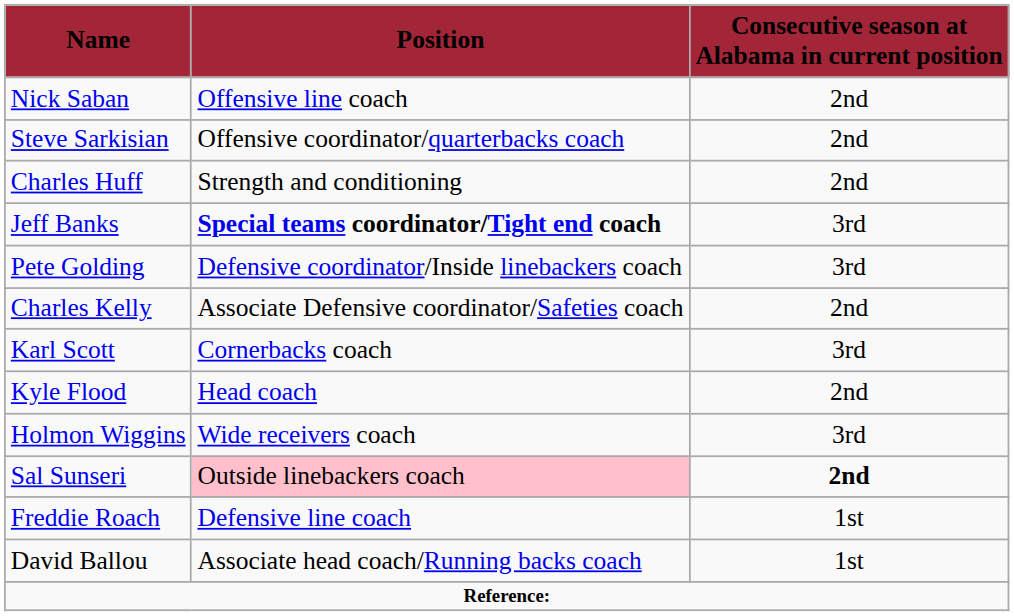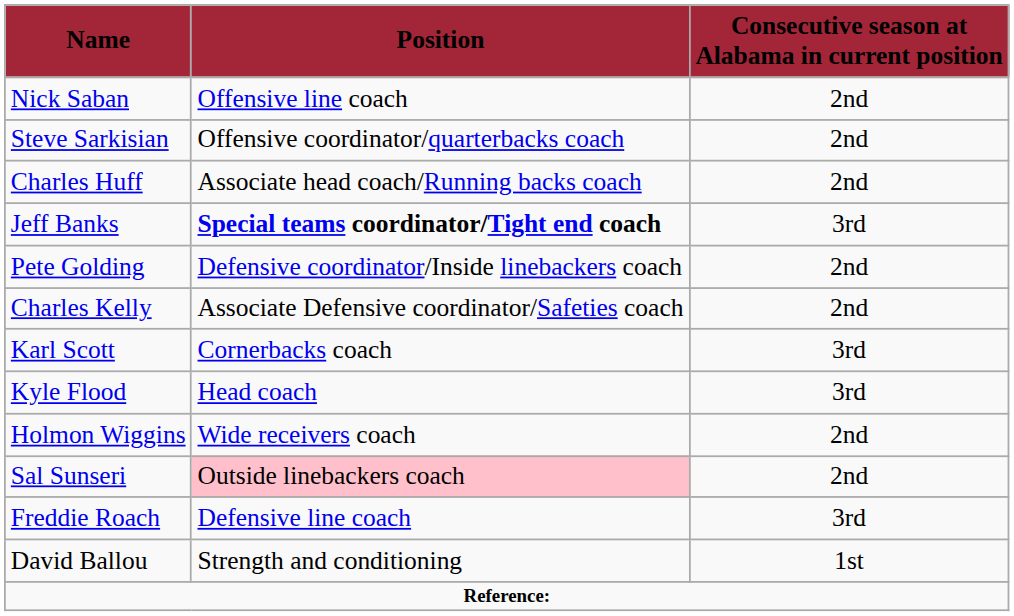(330, 182) Strength and conditioning -> (420, 182) Associate head coach/Running backs coach
(849, 266) 3rd -> (849, 266) 2nd
(849, 392) 2nd -> (849, 392) 3rd
(849, 434) 3rd -> (849, 434) 2nd
(849, 476) bold -> (849, 476) normal
(849, 518) 1st -> (849, 518) 3rd
(420, 560) Associate head coach/Running backs coach -> (330, 560) Strength and conditioning
